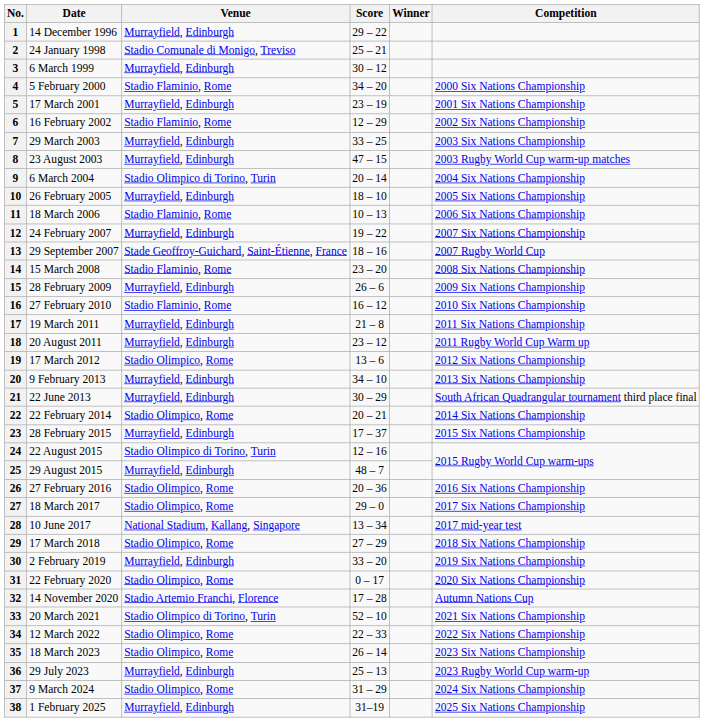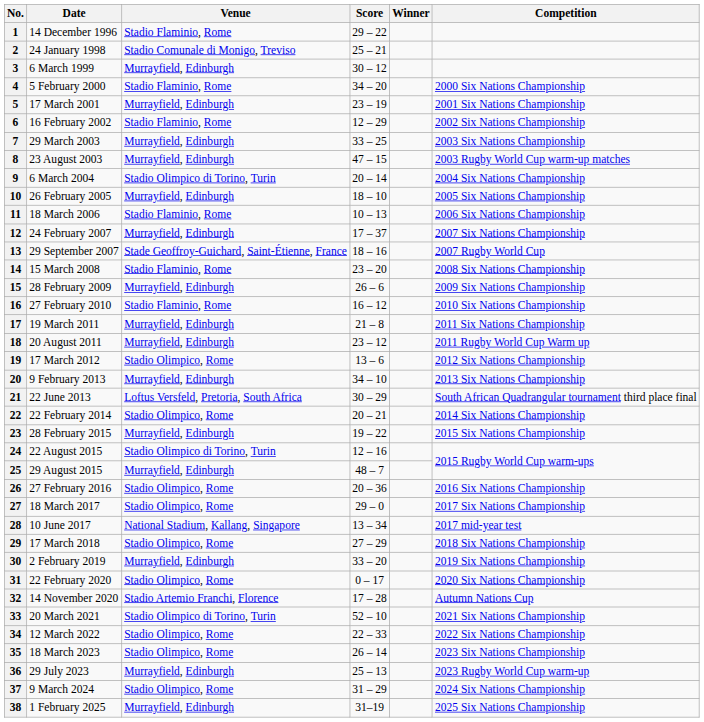(179, 31) Murrayfield, Edinburgh -> (178, 31) Stadio Flaminio, Rome
(370, 232) 19 – 22 -> (370, 232) 17 – 37
(179, 397) Murrayfield, Edinburgh -> (213, 397) Loftus Versfeld, Pretoria, South Africa
(370, 433) 17 – 37 -> (370, 433) 19 – 22
